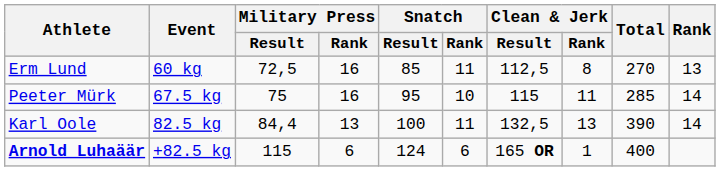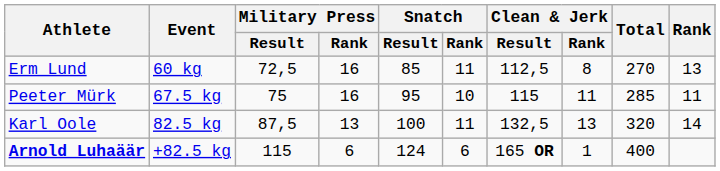(692, 97) 14 -> (692, 97) 11
(277, 124) 84,4 -> (277, 124) 87,5
(640, 124) 390 -> (640, 124) 320
